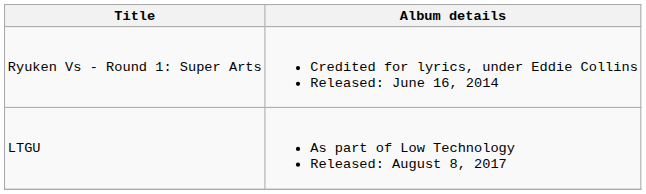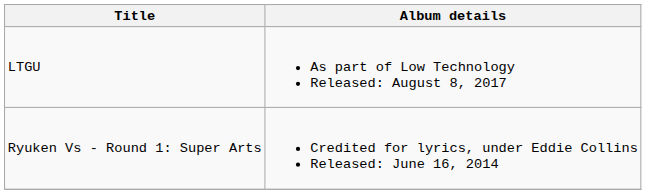rows swapped: (135, 67) <-> (24, 148)
